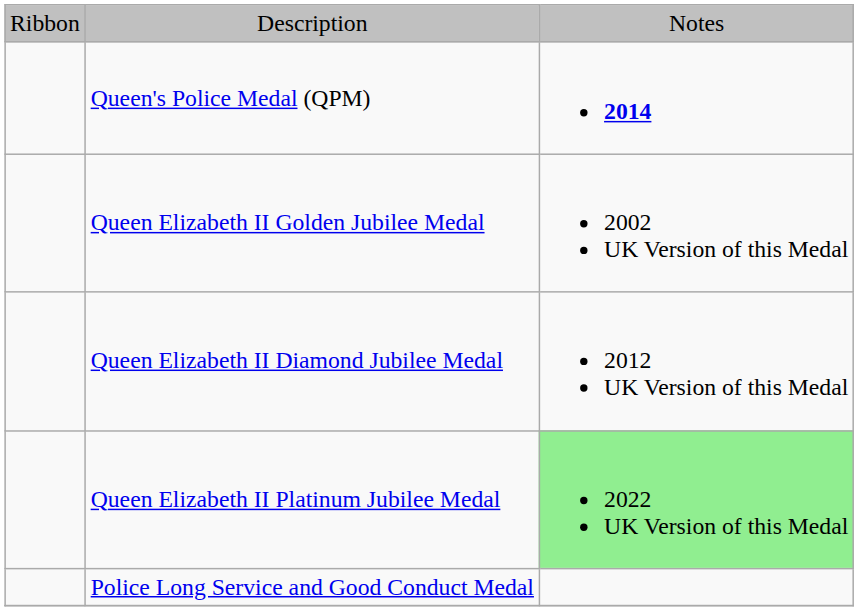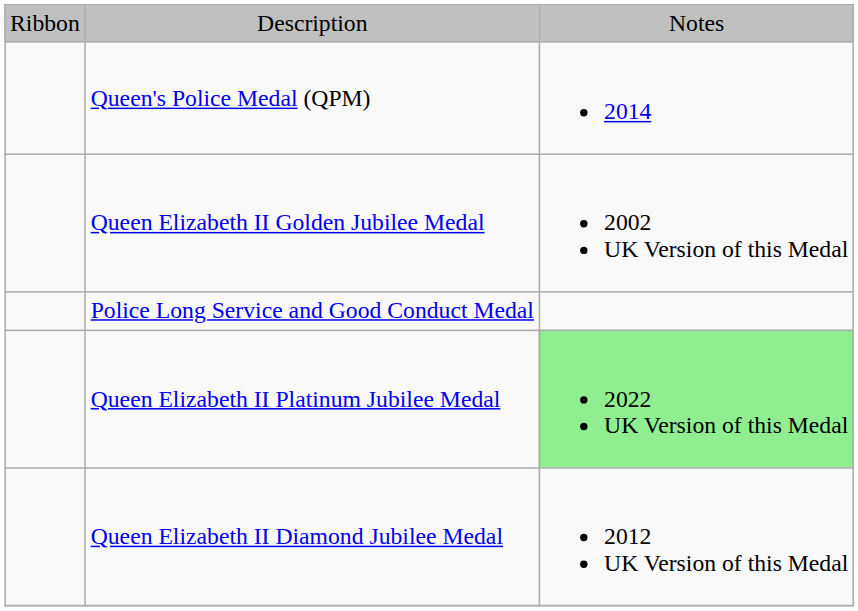(697, 111) bold -> (697, 111) normal
rows swapped: (297, 360) <-> (312, 586)
